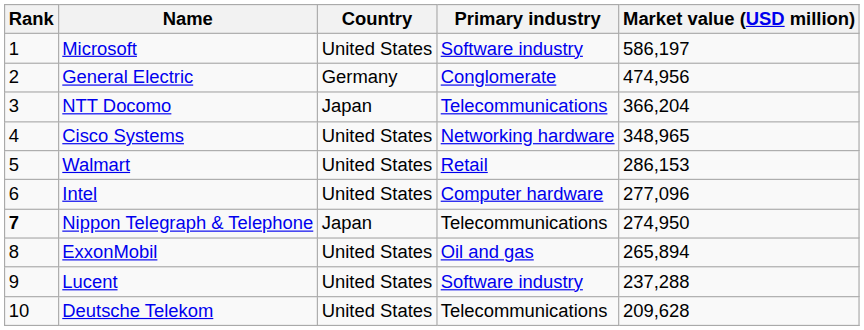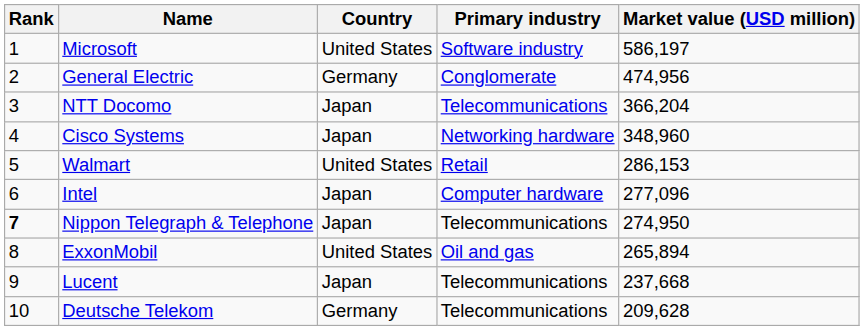(377, 135) United States -> (347, 135) Japan
(656, 135) 348,965 -> (656, 135) 348,960
(377, 194) United States -> (347, 194) Japan
(377, 281) United States -> (347, 281) Japan
(512, 281) Software industry -> (524, 281) Telecommunications
(656, 281) 237,288 -> (656, 281) 237,668
(377, 310) United States -> (360, 310) Germany
